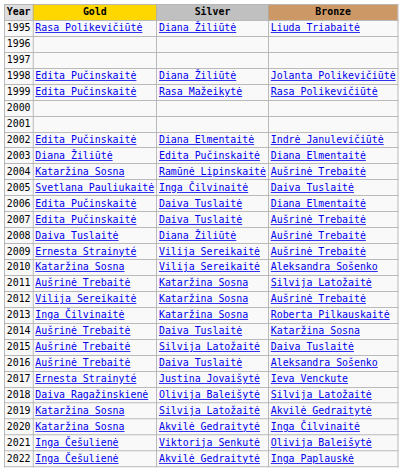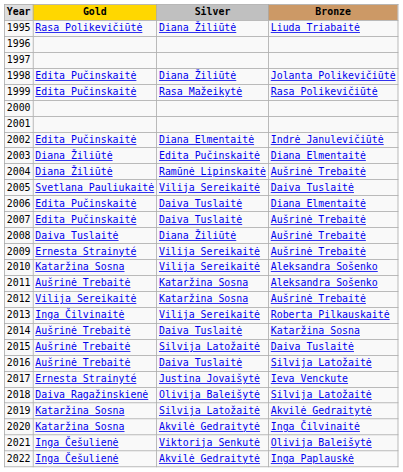(80, 172) Kataržina Sosna -> (74, 172) Diana Žiliūtė
(204, 188) Inga Čilvinaitė -> (210, 188) Vilija Sereikaitė
(321, 284) Silvija Latožaitė -> (324, 284) Aleksandra Sošenko
(204, 316) Kataržina Sosna -> (210, 316) Vilija Sereikaitė
(324, 364) Aleksandra Sošenko -> (321, 364) Silvija Latožaitė
